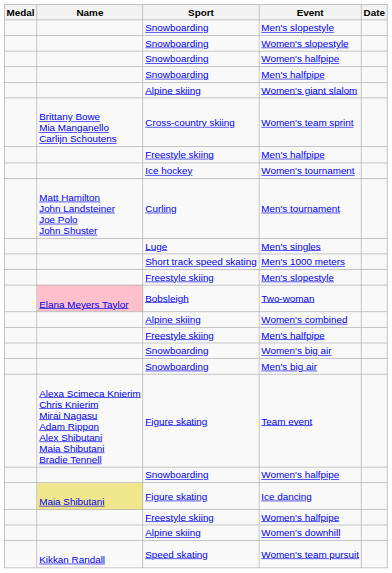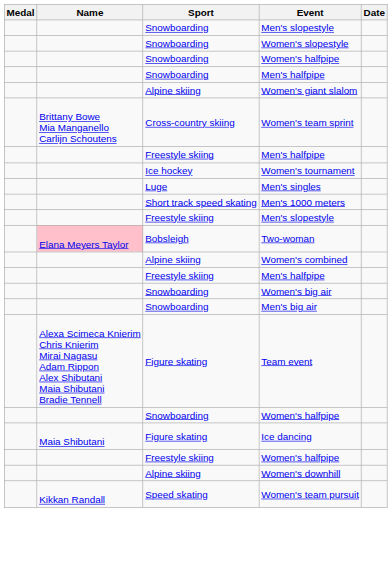- row: (161, 208)
(72, 502) khaki background -> (72, 442) no background
